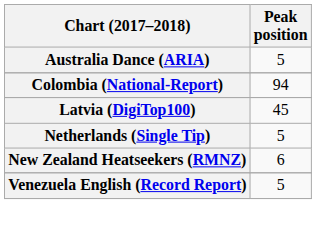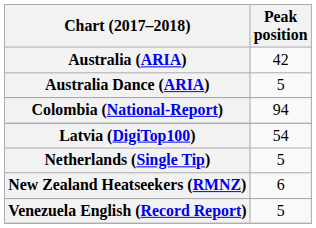+ row: (127, 60)
(281, 110) 45 -> (281, 135) 54
